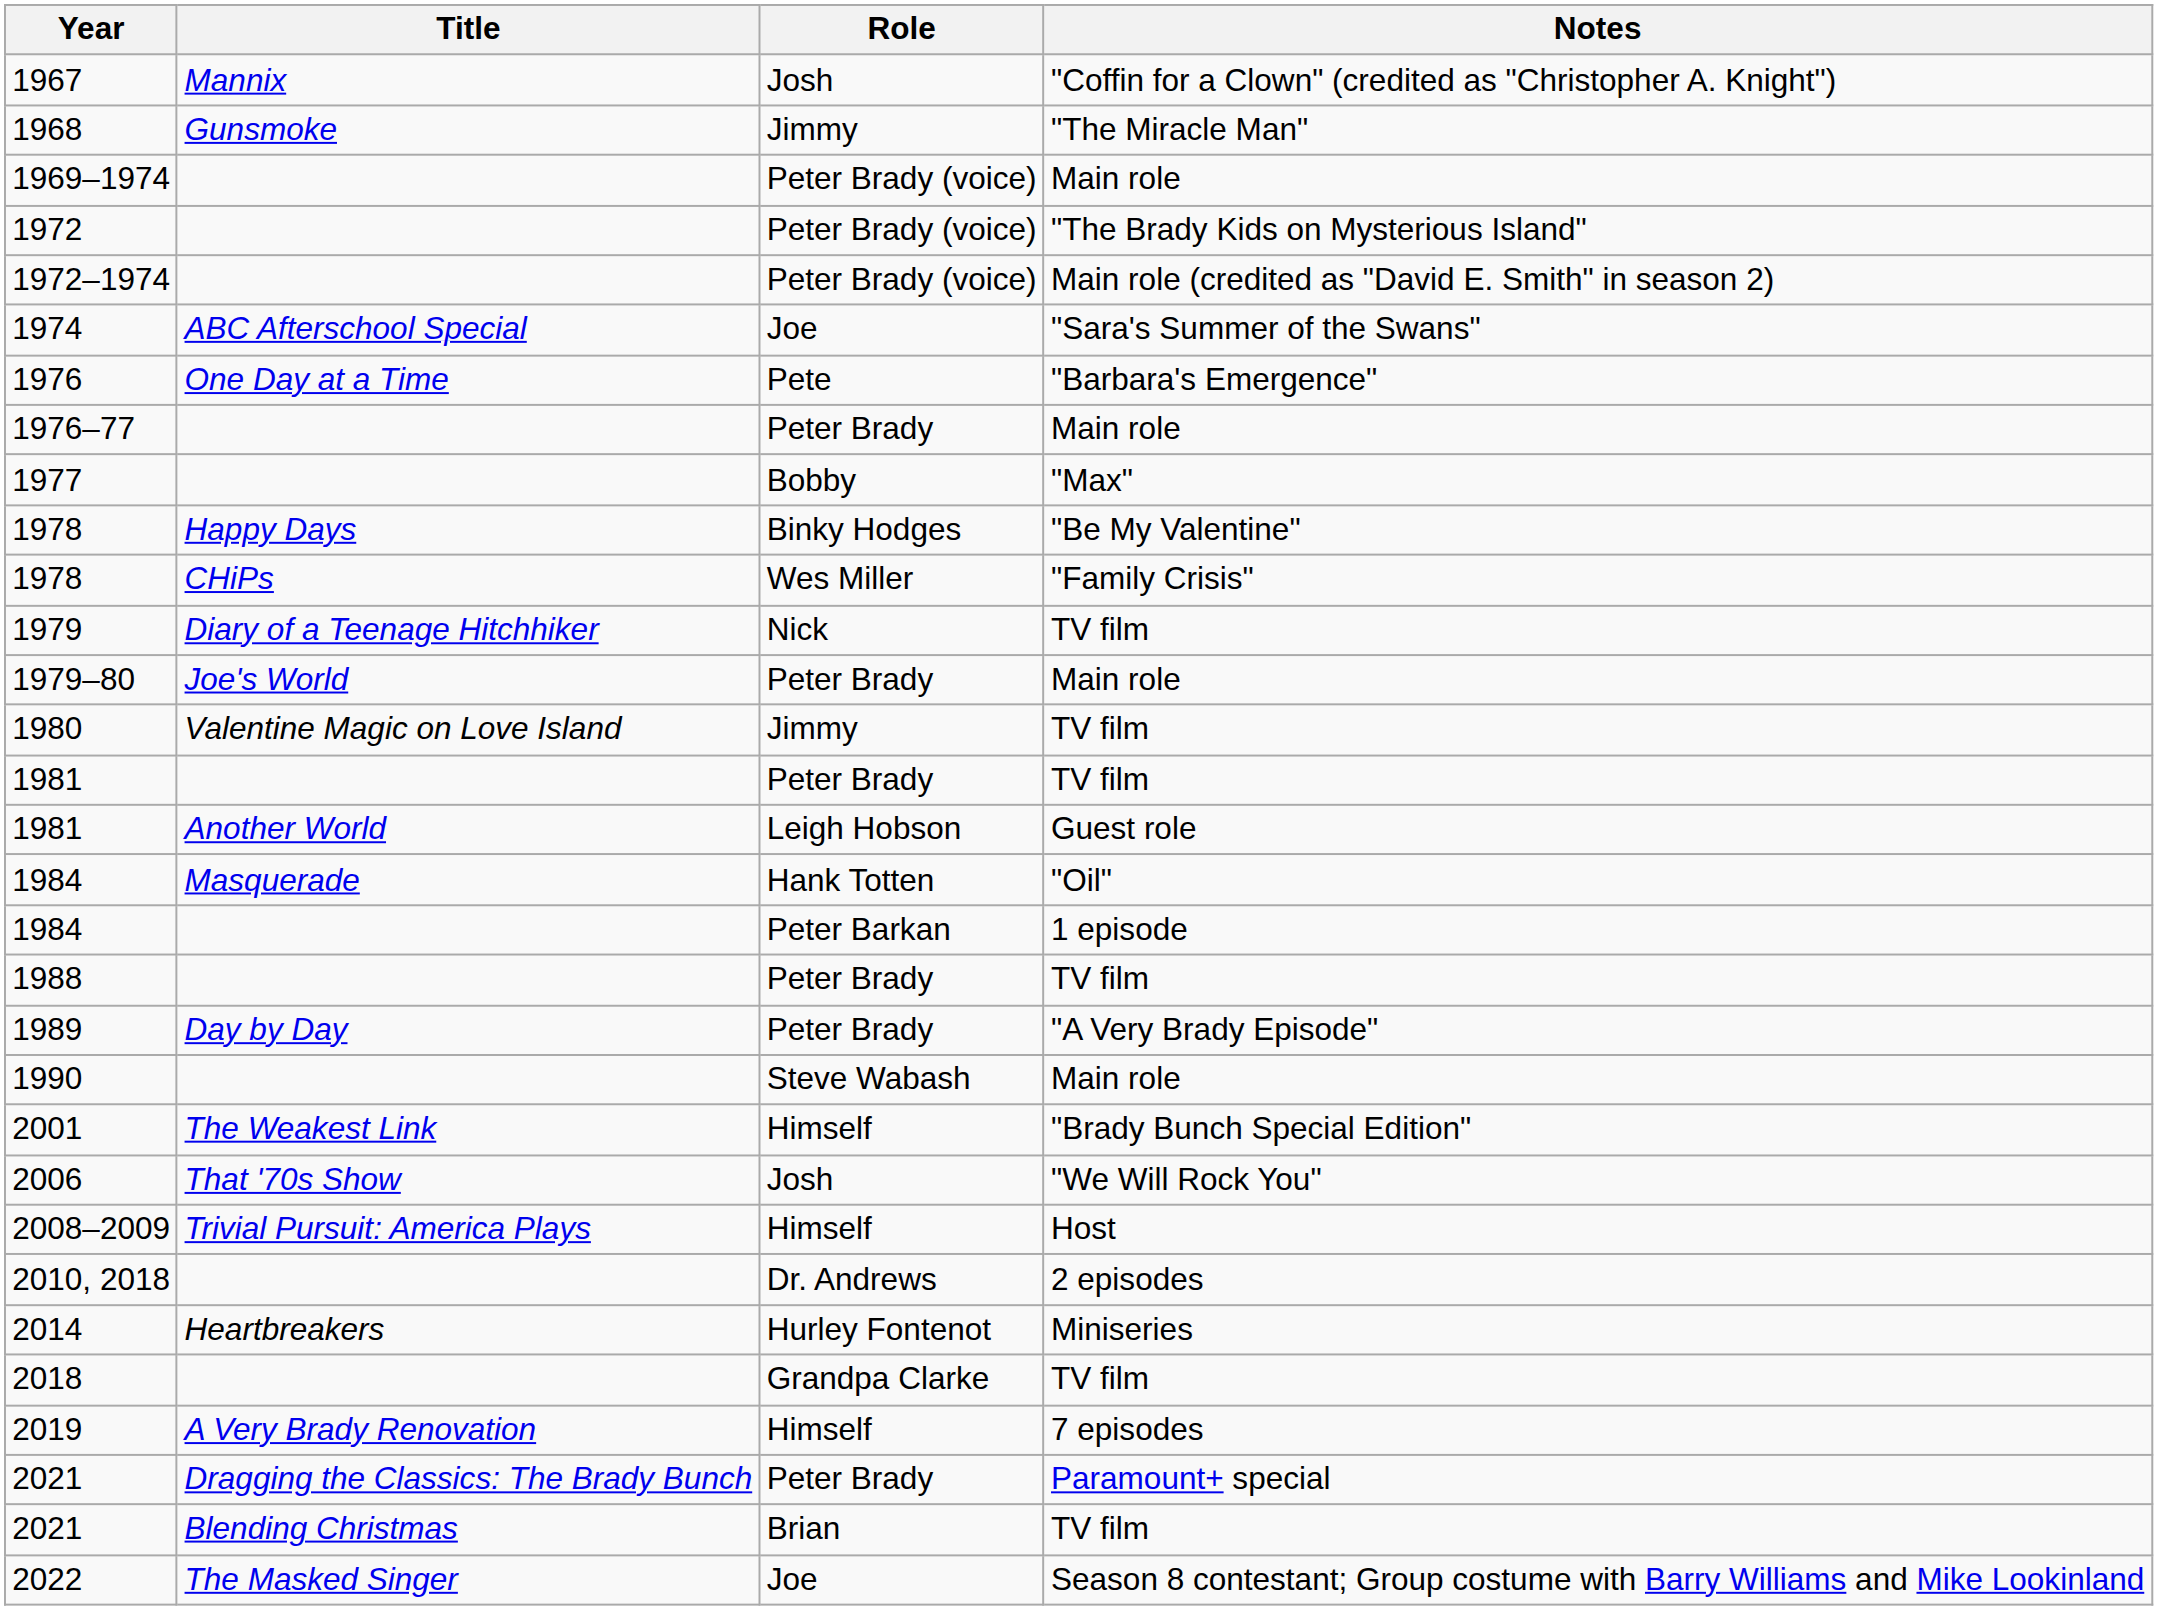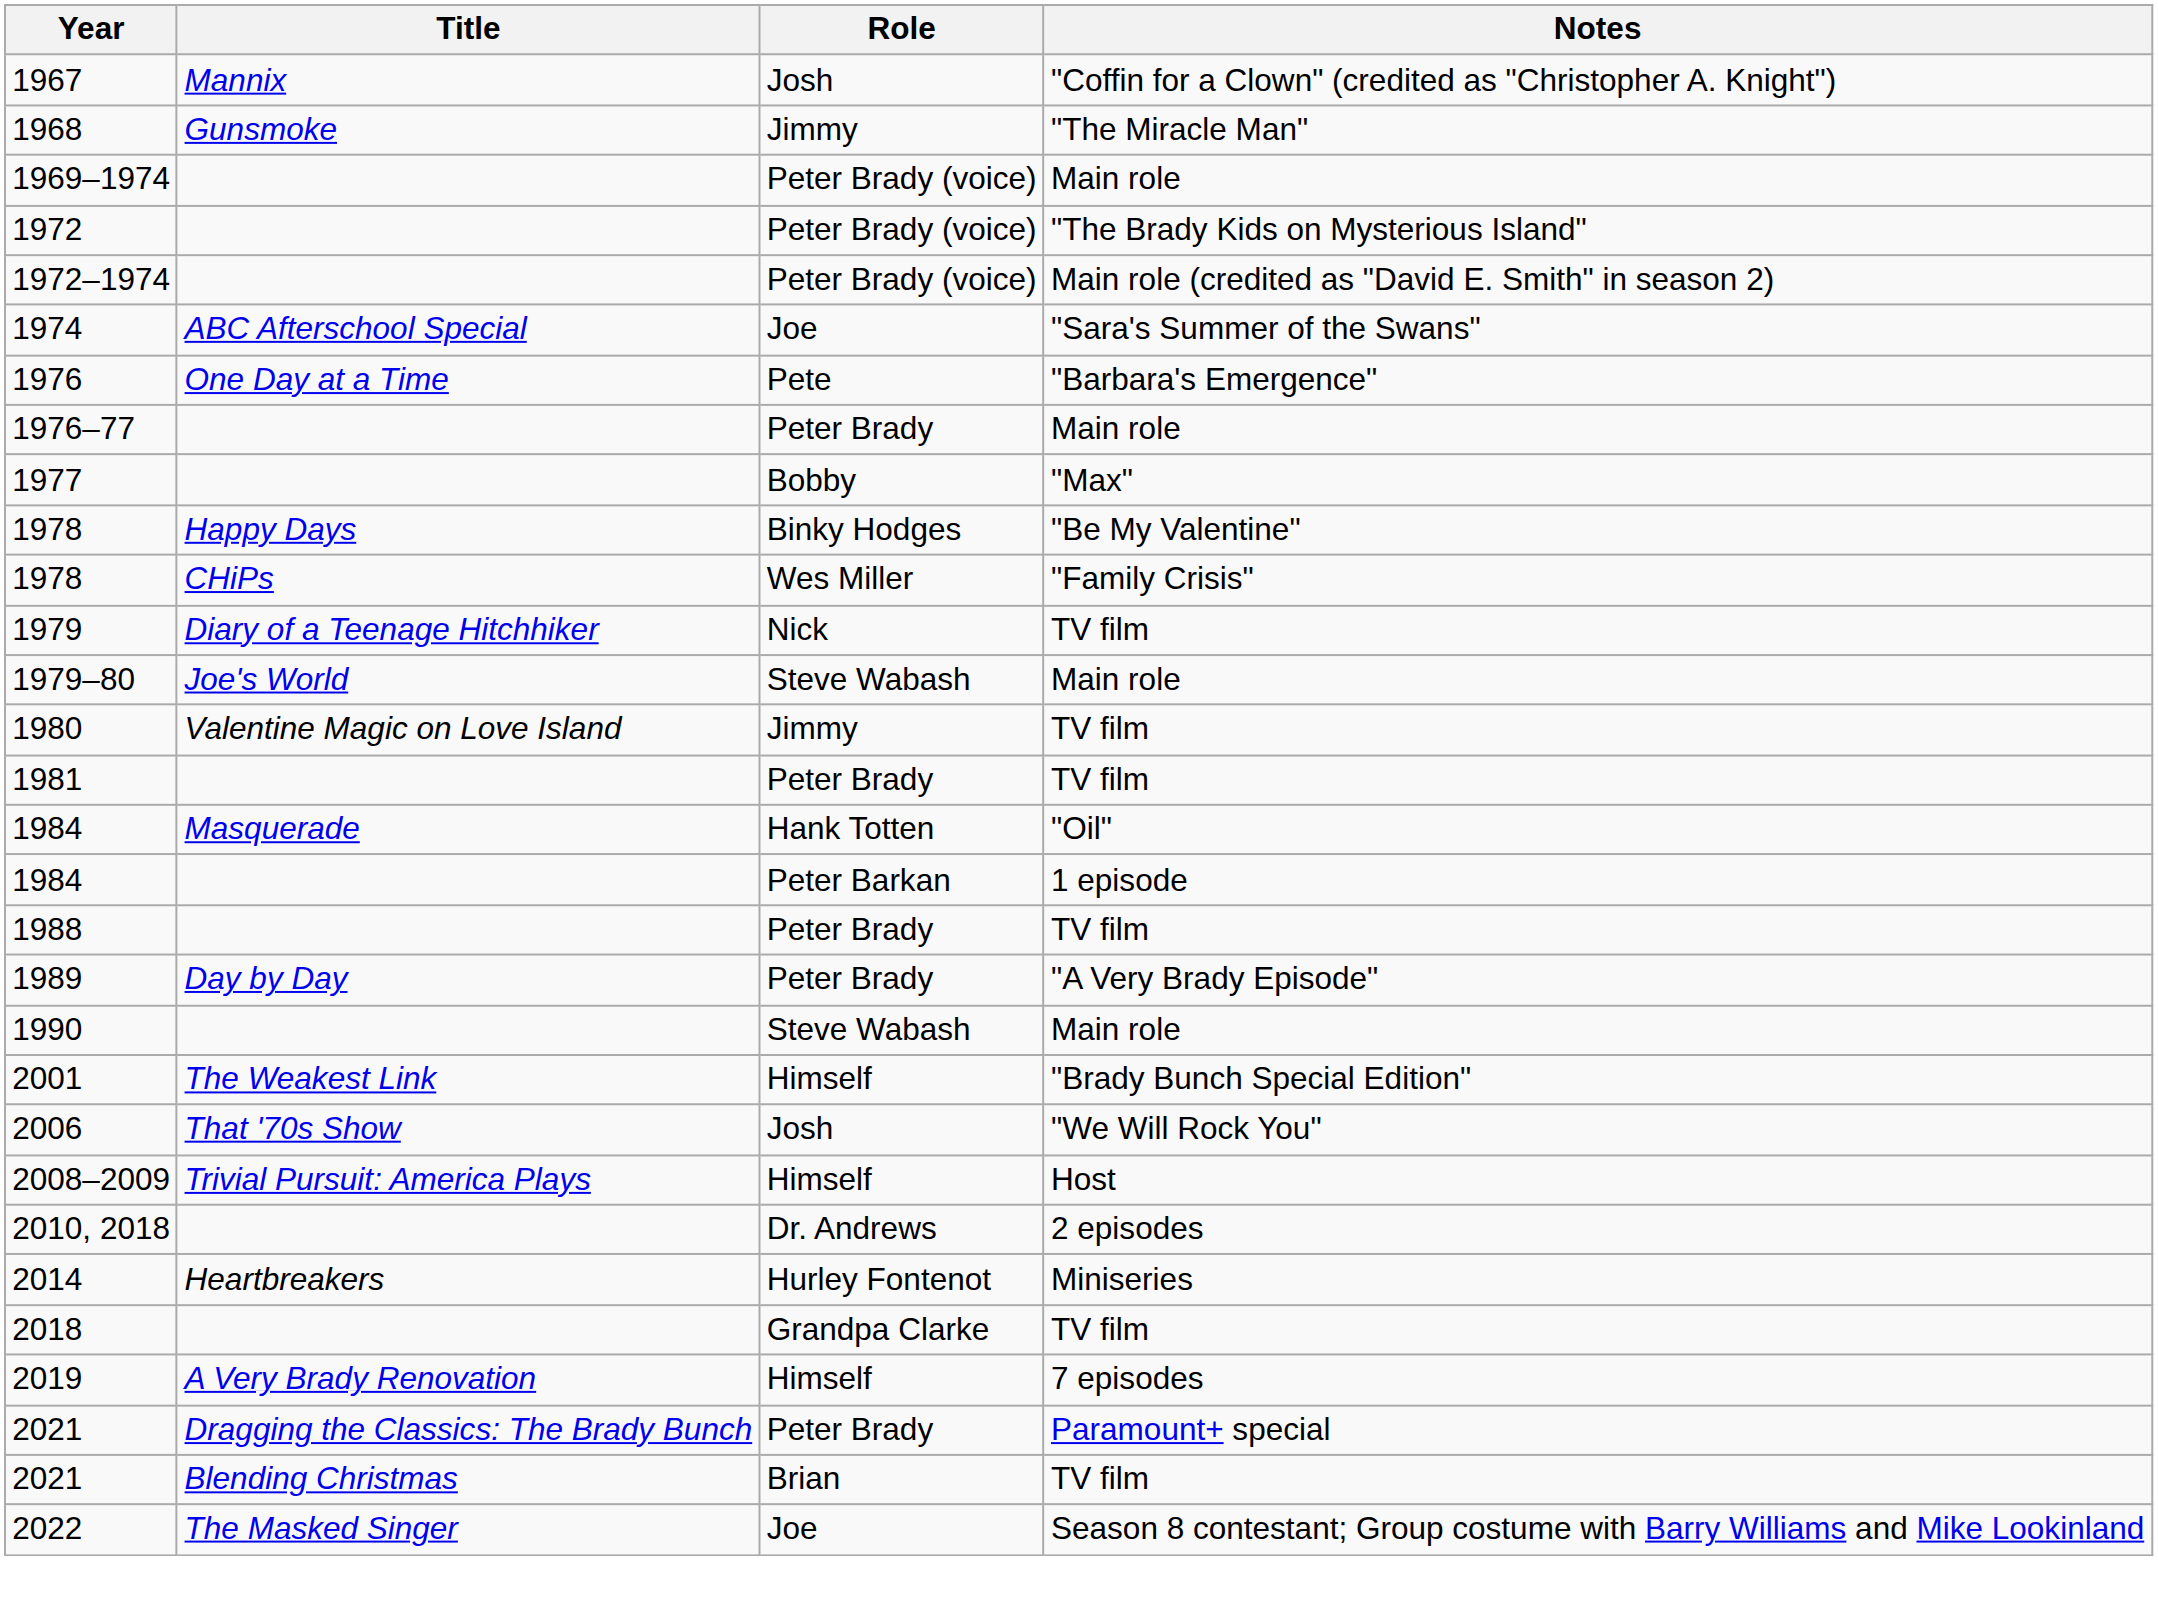(850, 679) Peter Brady -> (869, 679) Steve Wabash
- row: (47, 829)
